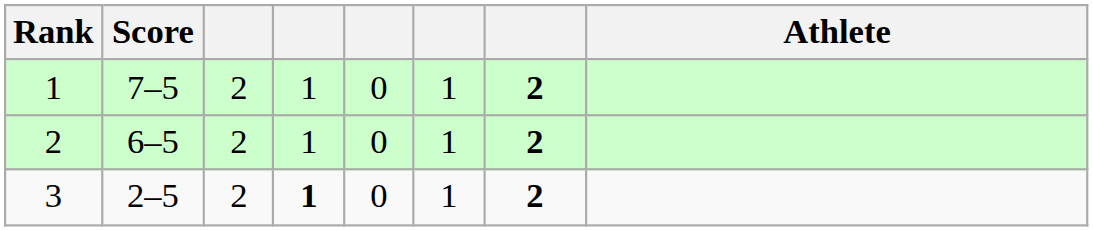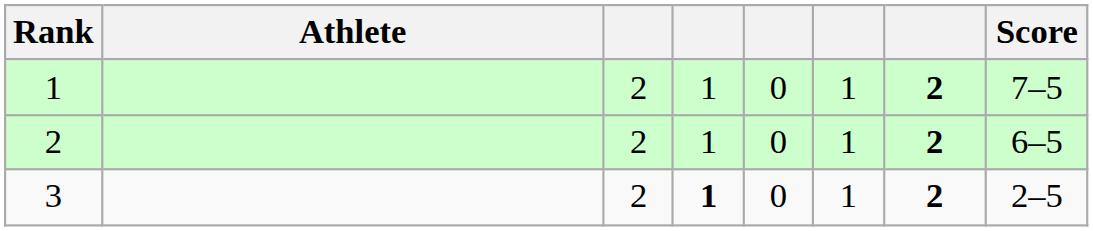columns swapped: (837, 31) <-> (153, 31)
